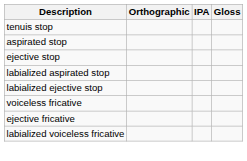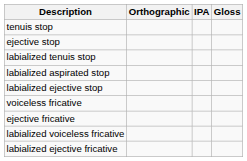- row: (37, 42)
+ row: (51, 57)
+ row: (62, 149)
